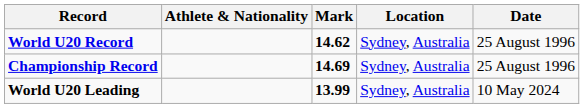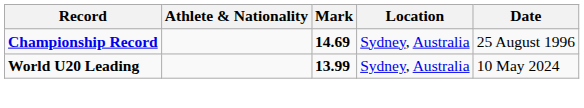- row: (71, 41)
